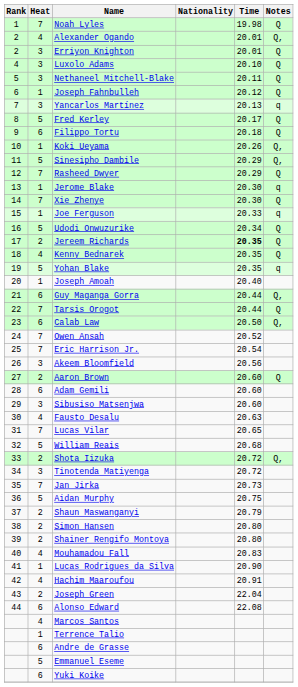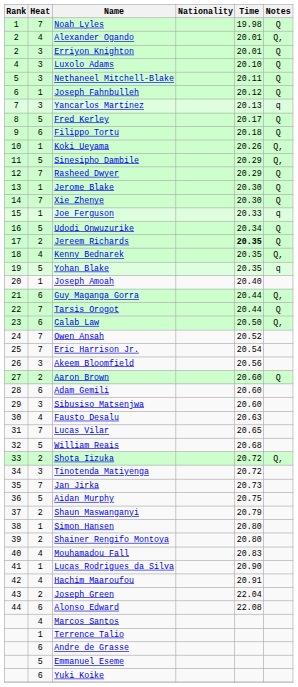(278, 187) q -> (278, 187) Q
(278, 255) Q -> (278, 255) Q,
(40, 526) 2 -> (40, 526) 1
